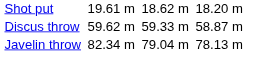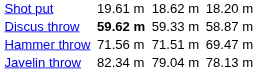(111, 26) normal -> (121, 26) bold
+ row: (47, 44)
